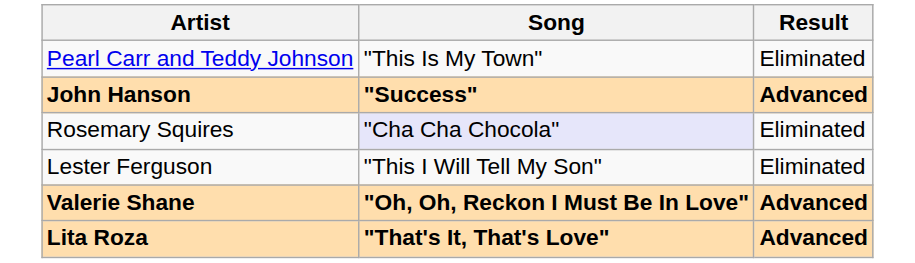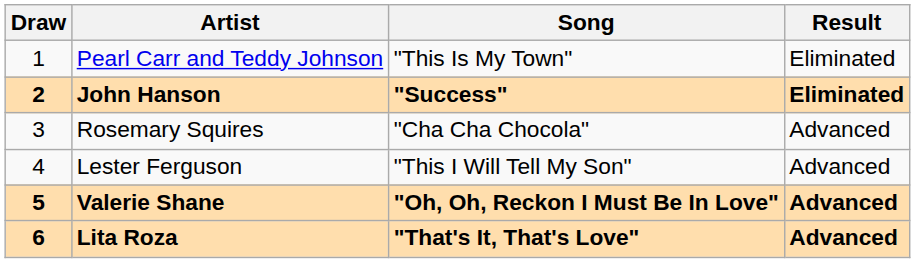+ column: (38, 22)
(814, 94) Advanced -> (847, 94) Eliminated
(462, 130) lavender background -> (491, 130) no background
(812, 130) Eliminated -> (840, 130) Advanced
(812, 166) Eliminated -> (840, 166) Advanced
